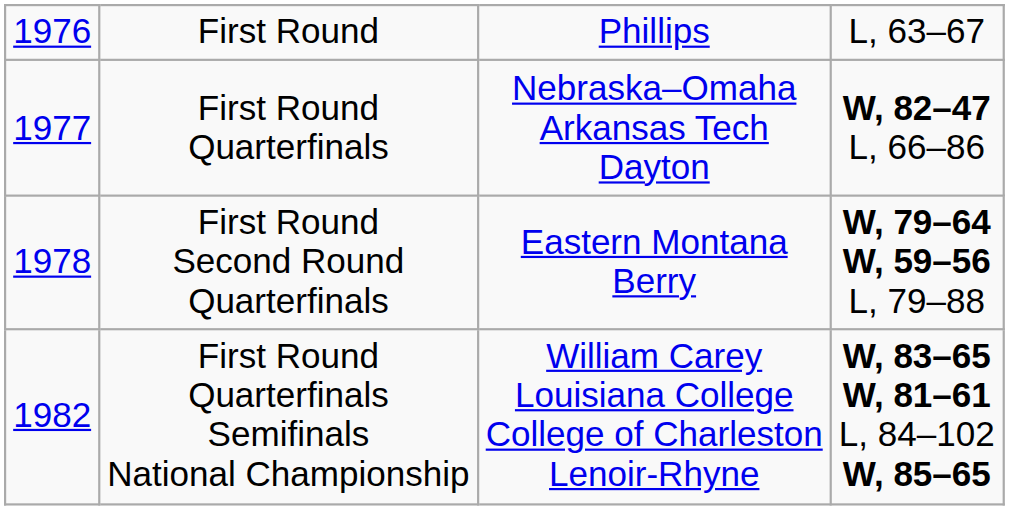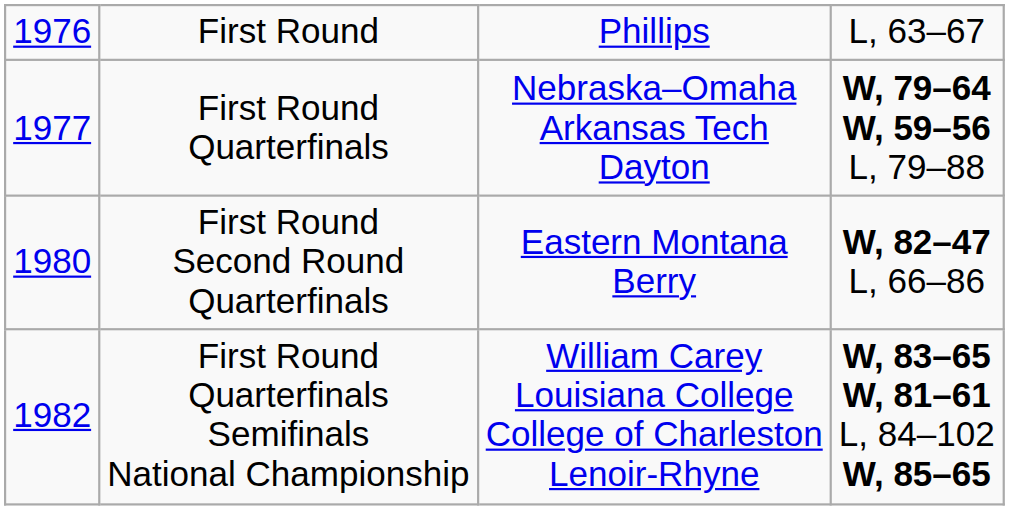(917, 127) W, 82–47 L, 66–86 -> (917, 127) W, 79–64 W, 59–56 L, 79–88
(52, 261) 1978 -> (52, 261) 1980
(917, 261) W, 79–64 W, 59–56 L, 79–88 -> (917, 261) W, 82–47 L, 66–86
